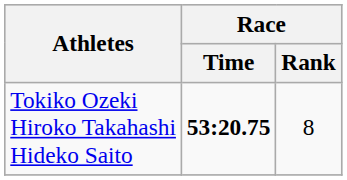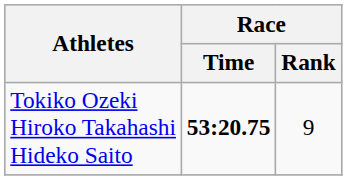(309, 128) 8 -> (309, 128) 9
